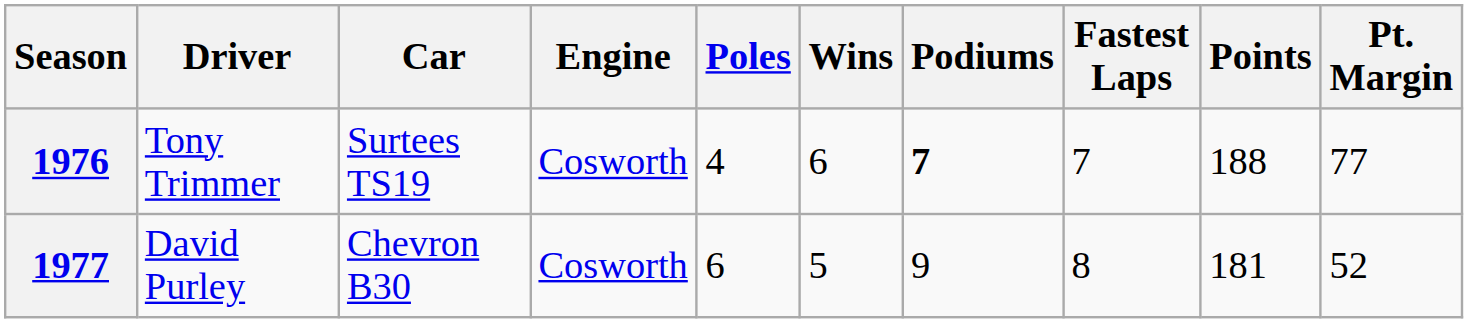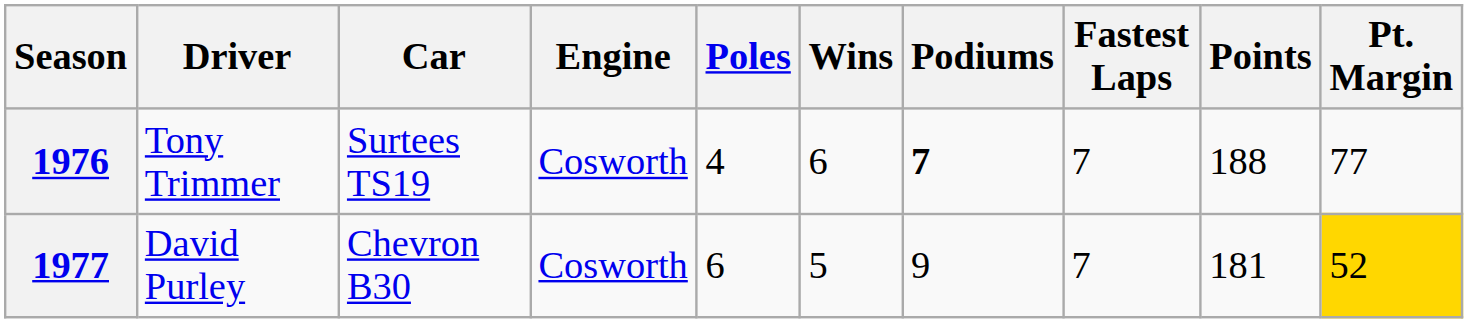(1081, 264) 8 -> (1081, 264) 7
(1349, 264) no background -> (1349, 264) gold background
